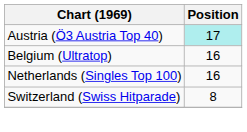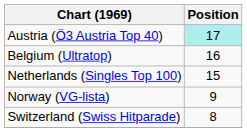(213, 76) 16 -> (213, 76) 15
+ row: (59, 96)
